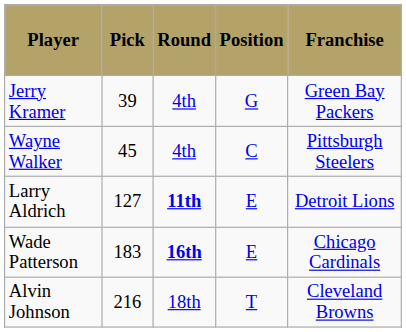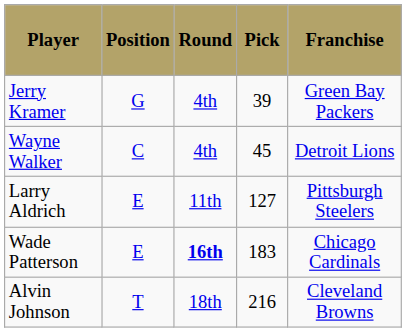columns swapped: (252, 40) <-> (127, 40)
(345, 151) Pittsburgh Steelers -> (345, 151) Detroit Lions
(184, 201) bold -> (205, 201) normal
(345, 201) Detroit Lions -> (345, 201) Pittsburgh Steelers
